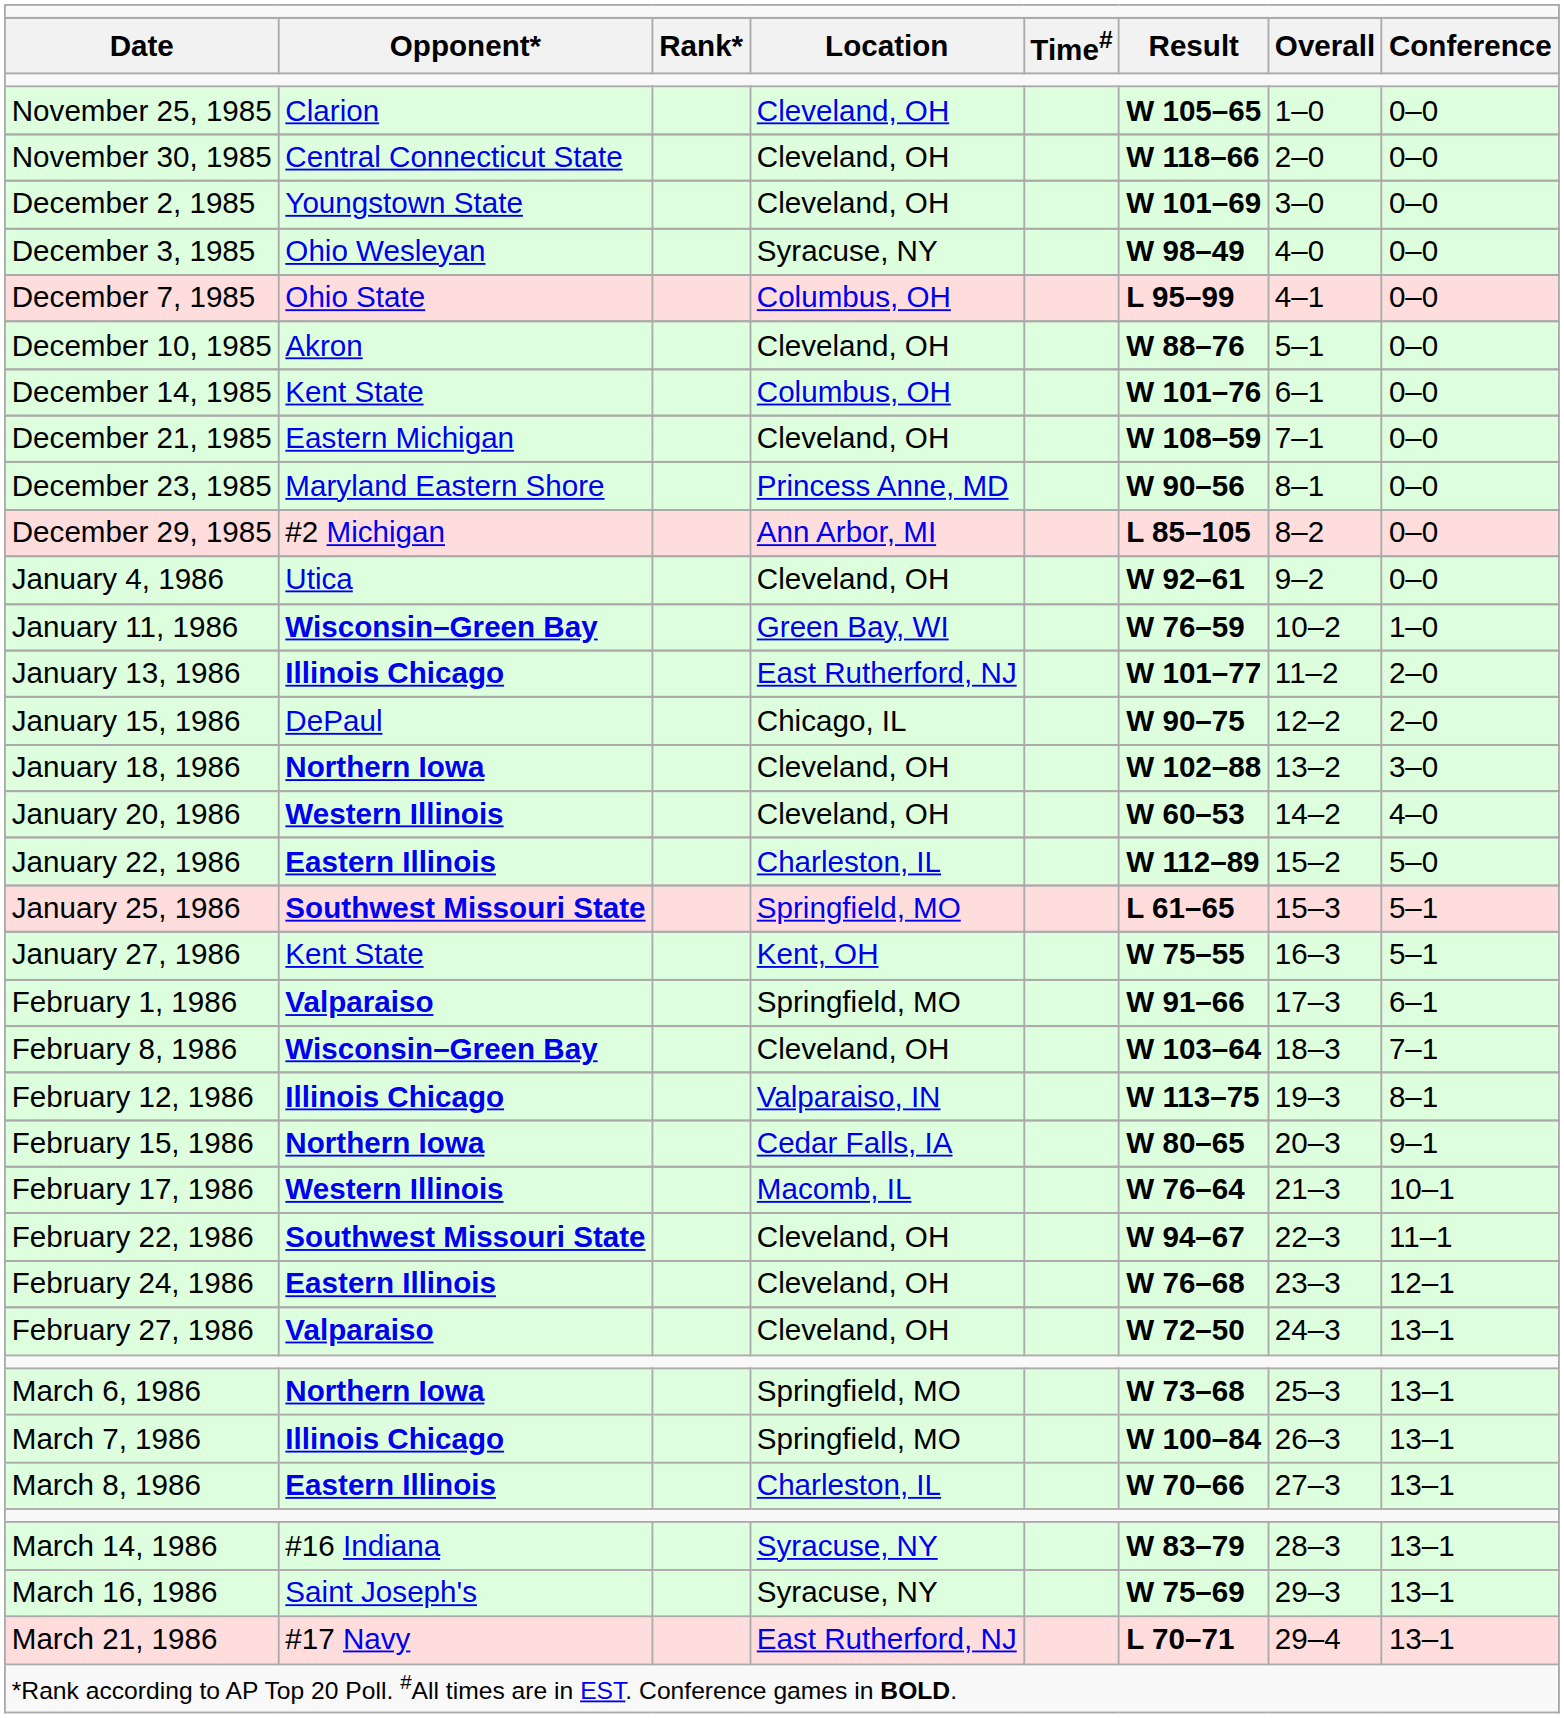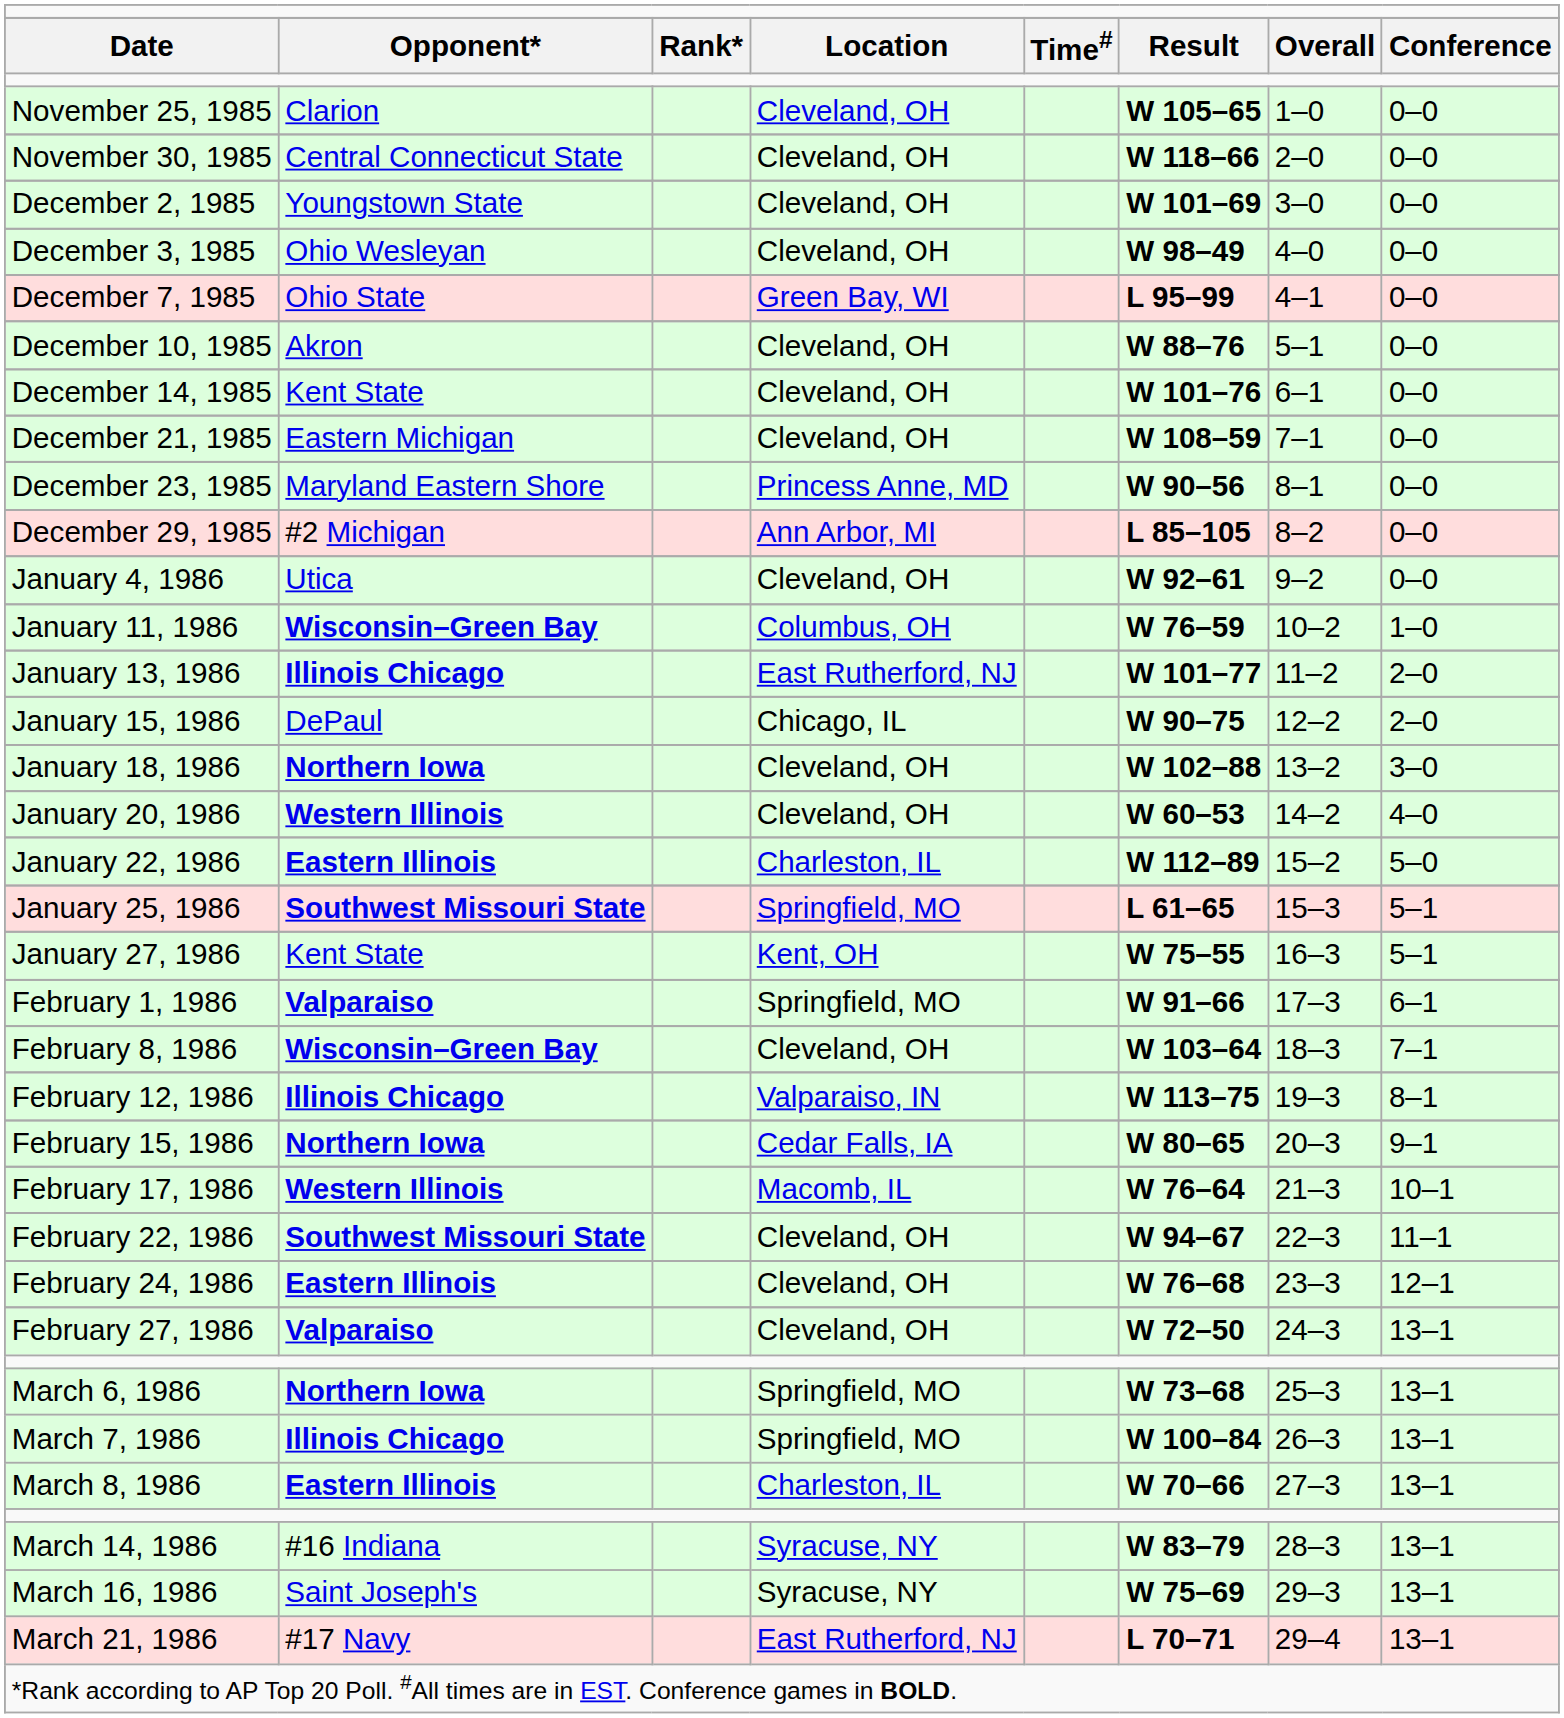(847, 251) Syracuse, NY -> (853, 251) Cleveland, OH
(854, 297) Columbus, OH -> (853, 297) Green Bay, WI
(854, 391) Columbus, OH -> (853, 391) Cleveland, OH
(853, 626) Green Bay, WI -> (854, 626) Columbus, OH
